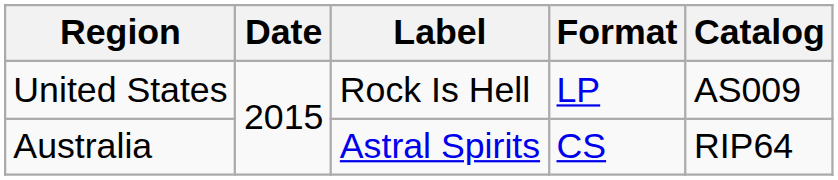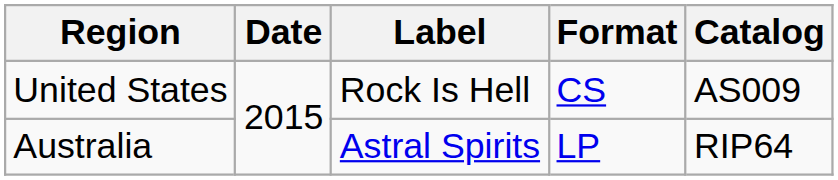(578, 89) LP -> (581, 89) CS
(581, 145) CS -> (578, 145) LP
